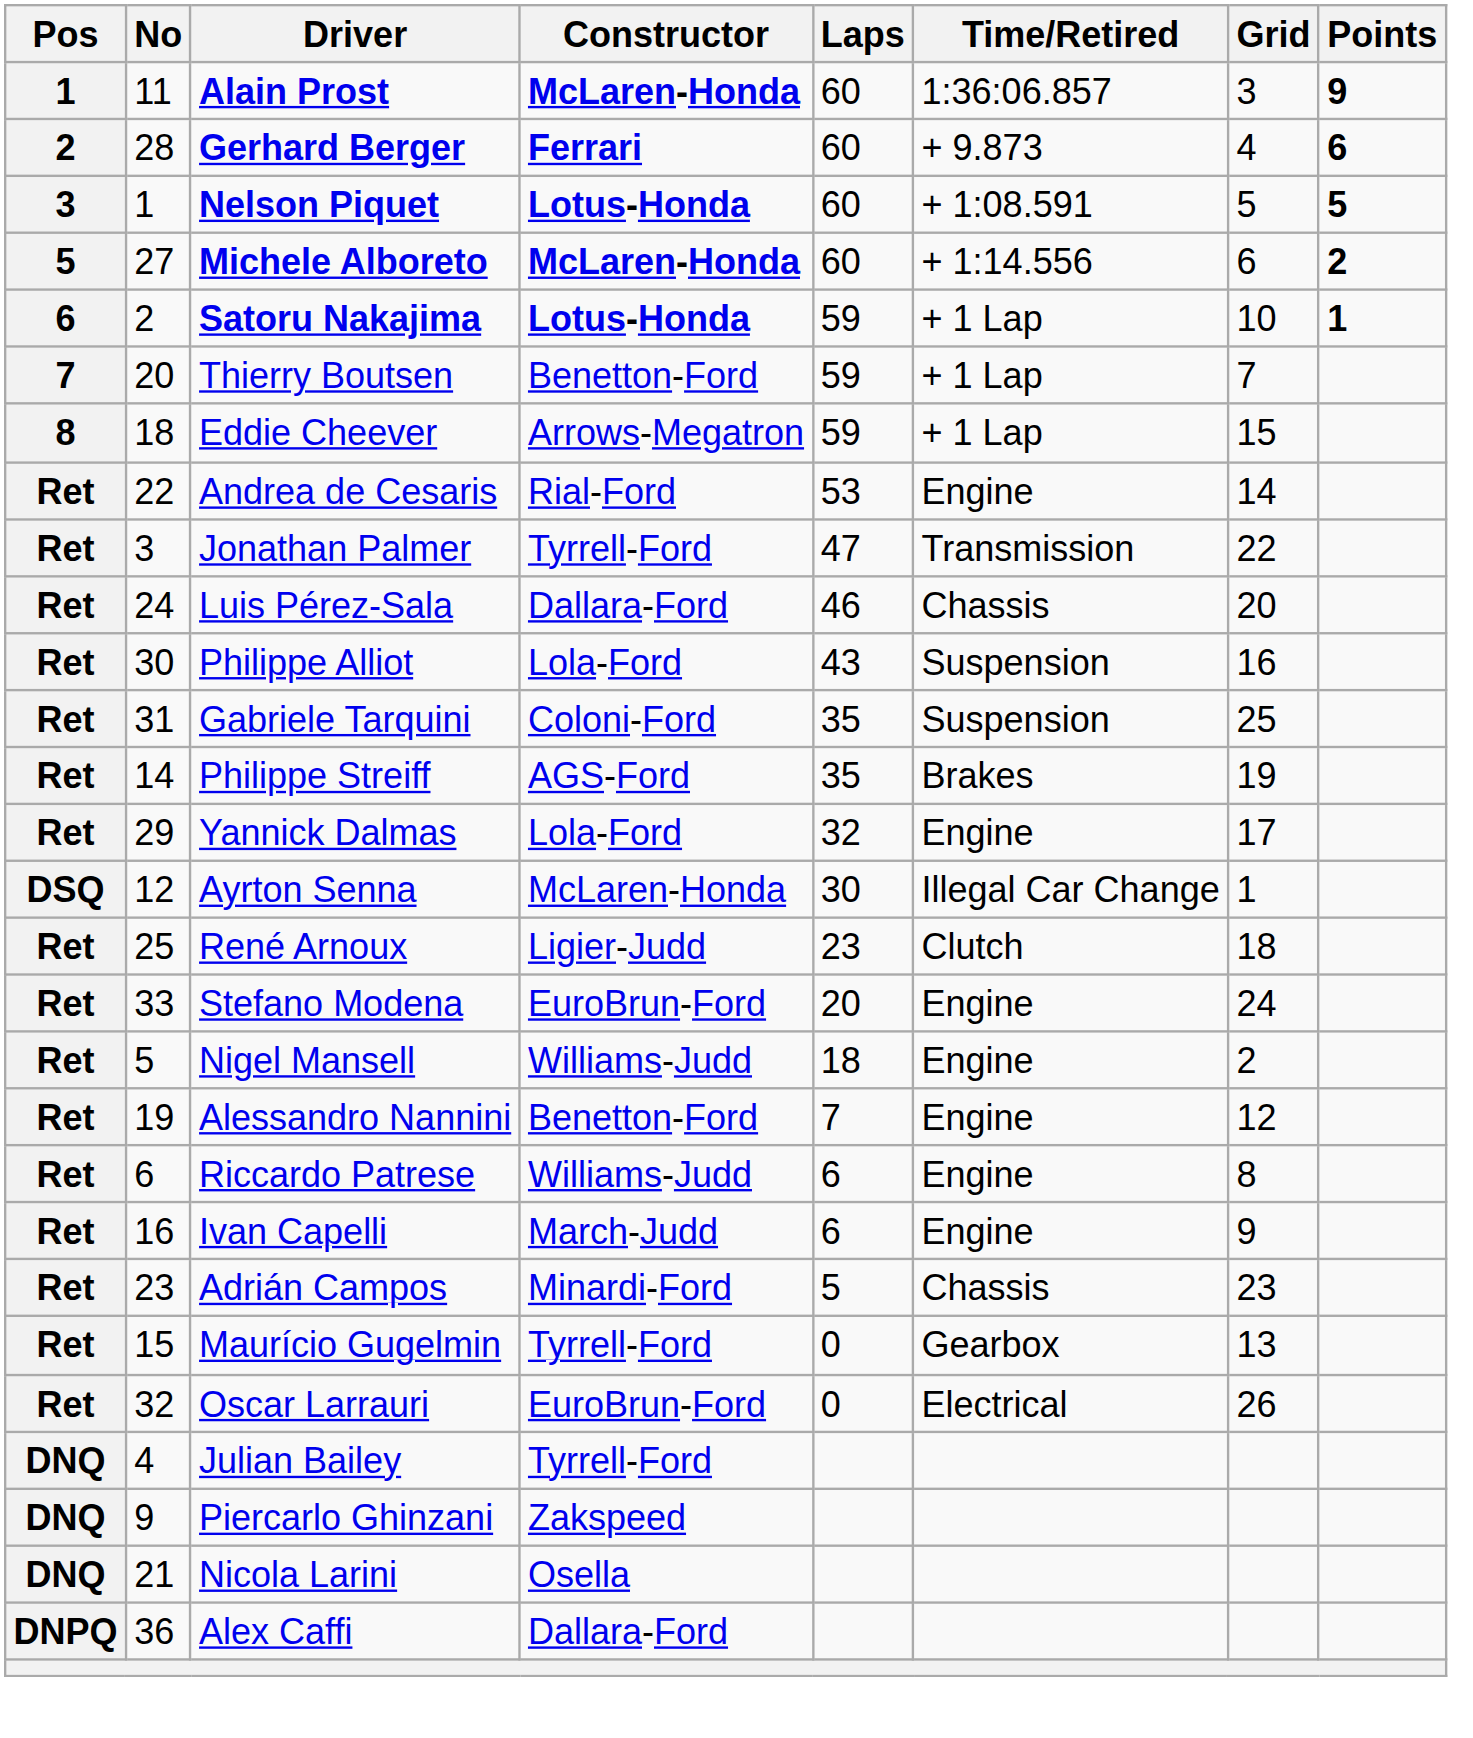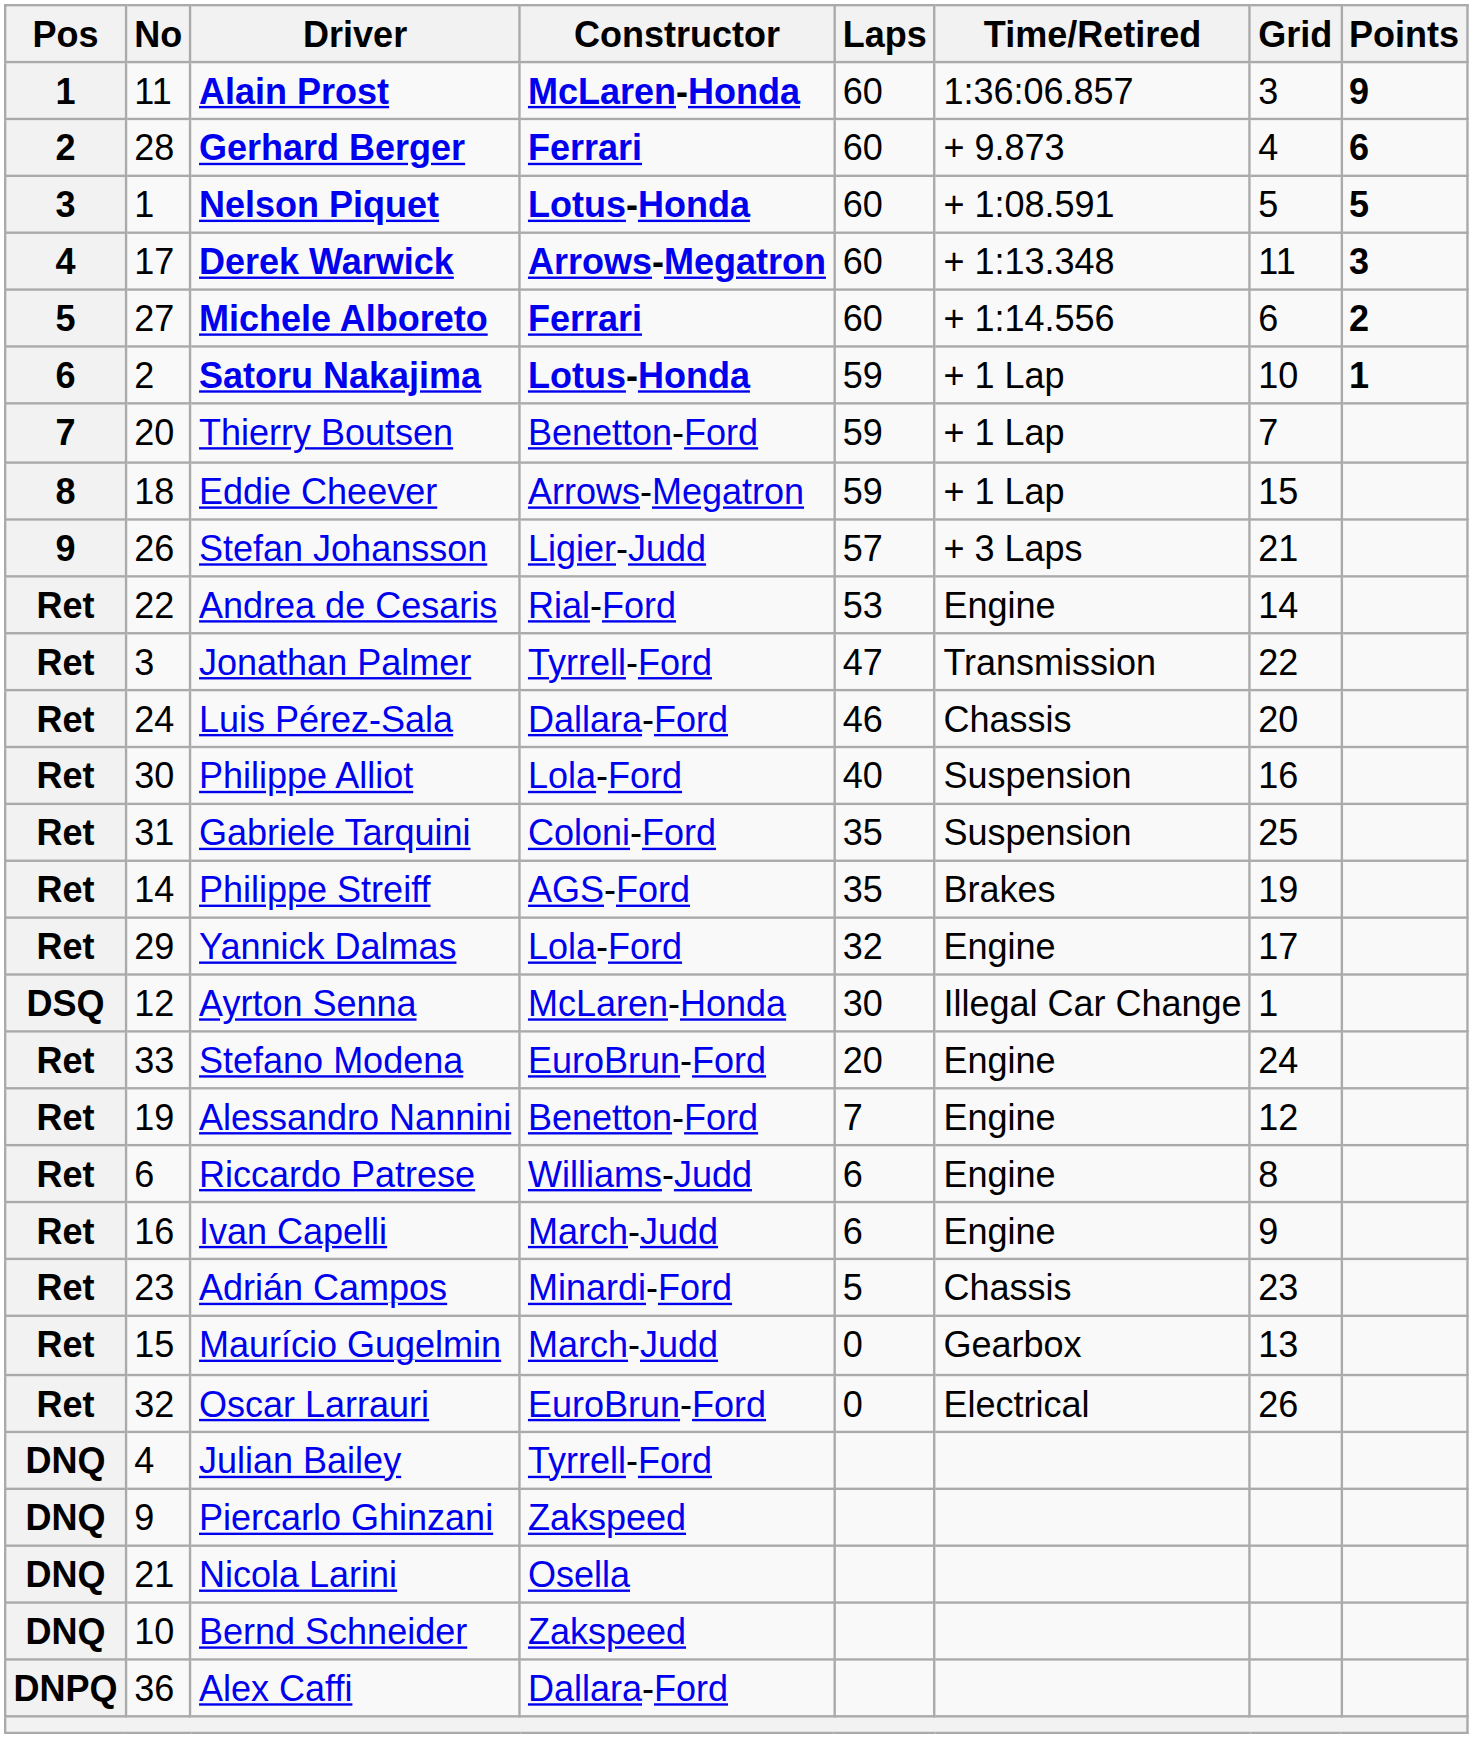+ row: (326, 262)
(664, 262) McLaren-Honda -> (585, 319) Ferrari
+ row: (343, 547)
(841, 661) 43 -> (863, 775) 40
- row: (303, 946)
- row: (307, 1060)
(620, 1346) Tyrrell-Ford -> (623, 1346) March-Judd
+ row: (333, 1631)
